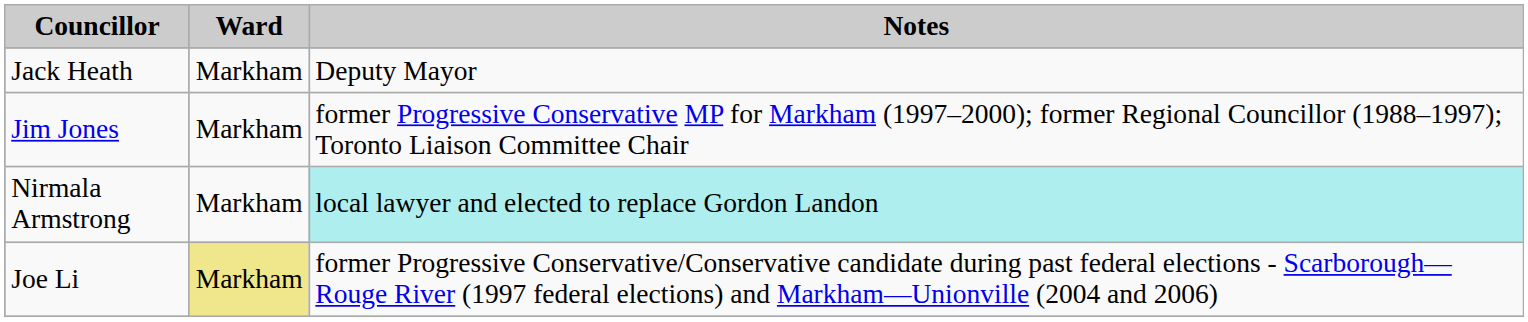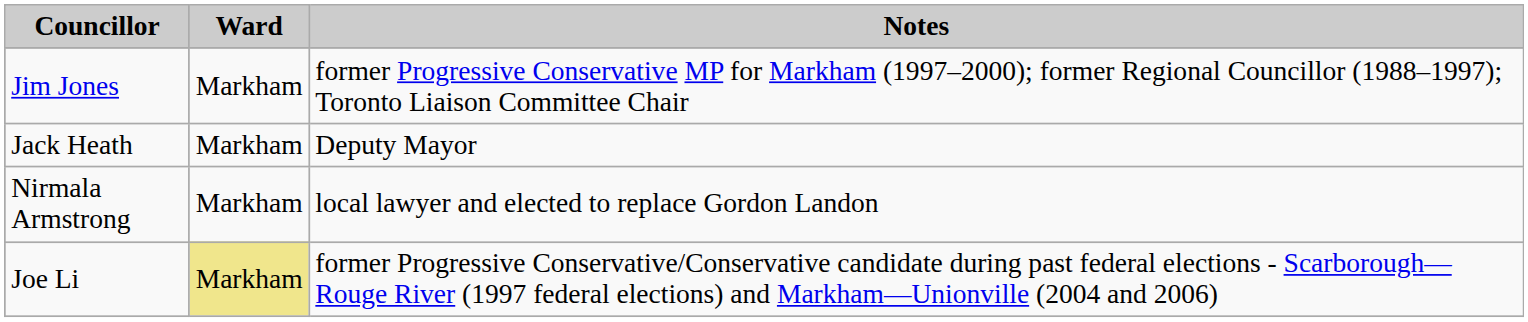rows swapped: (72, 69) <-> (65, 129)
(597, 203) paleturquoise background -> (597, 203) no background
